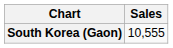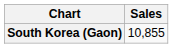(146, 33) 10,555 -> (146, 33) 10,855
